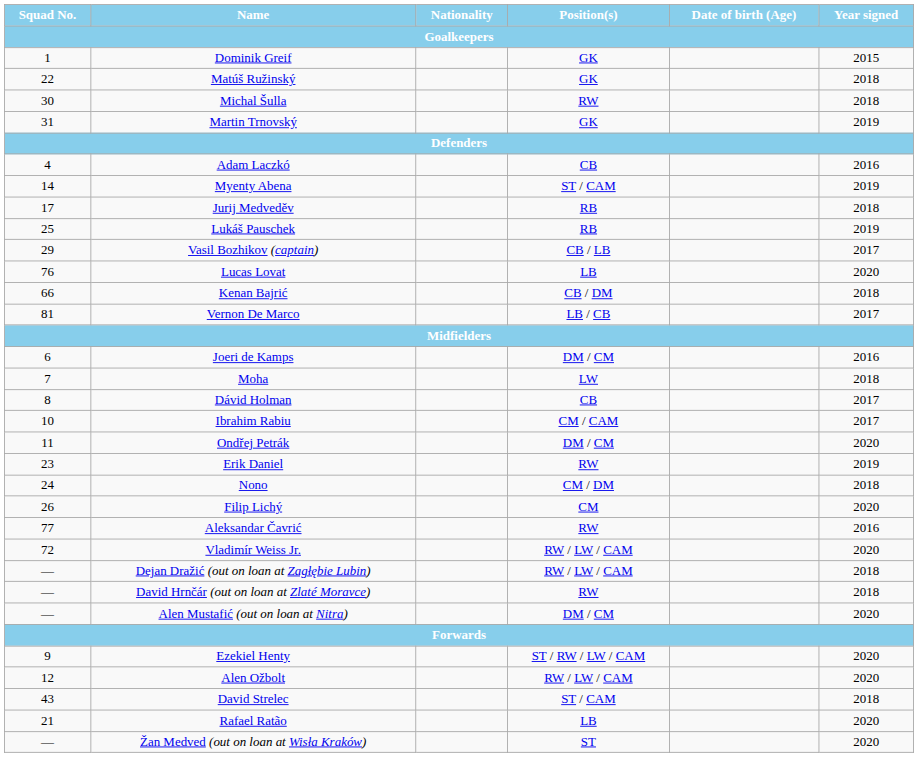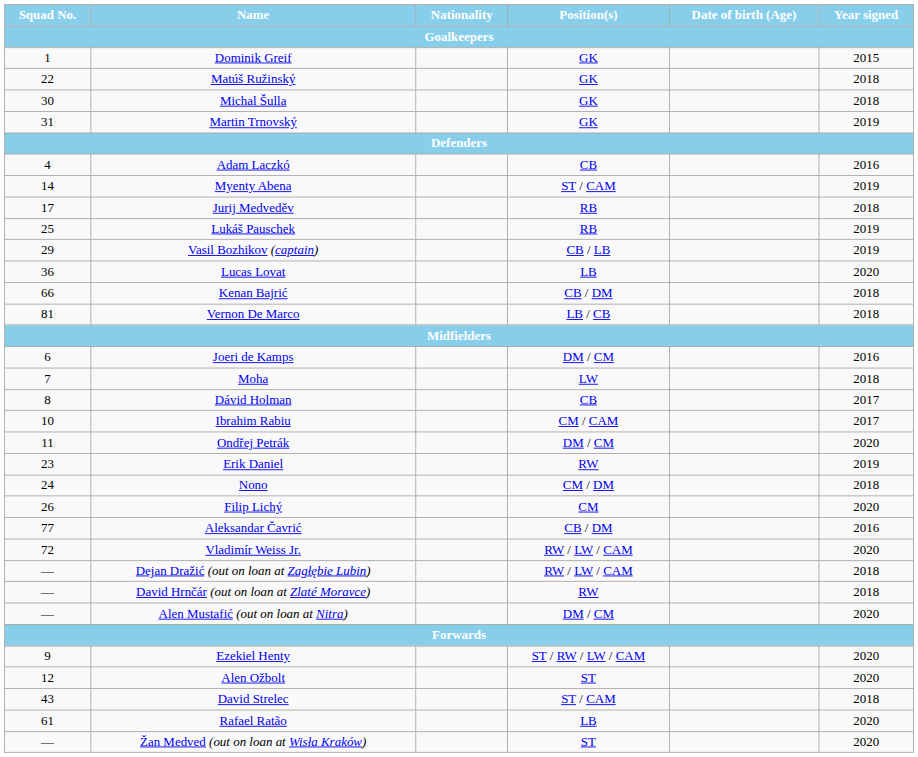(588, 101) RW -> (588, 101) GK
(866, 250) 2017 -> (866, 250) 2019
(47, 272) 76 -> (47, 272) 36
(866, 314) 2017 -> (866, 314) 2018
(588, 528) RW -> (588, 528) CB / DM
(588, 678) RW / LW / CAM -> (588, 678) ST
(47, 720) 21 -> (47, 720) 61
